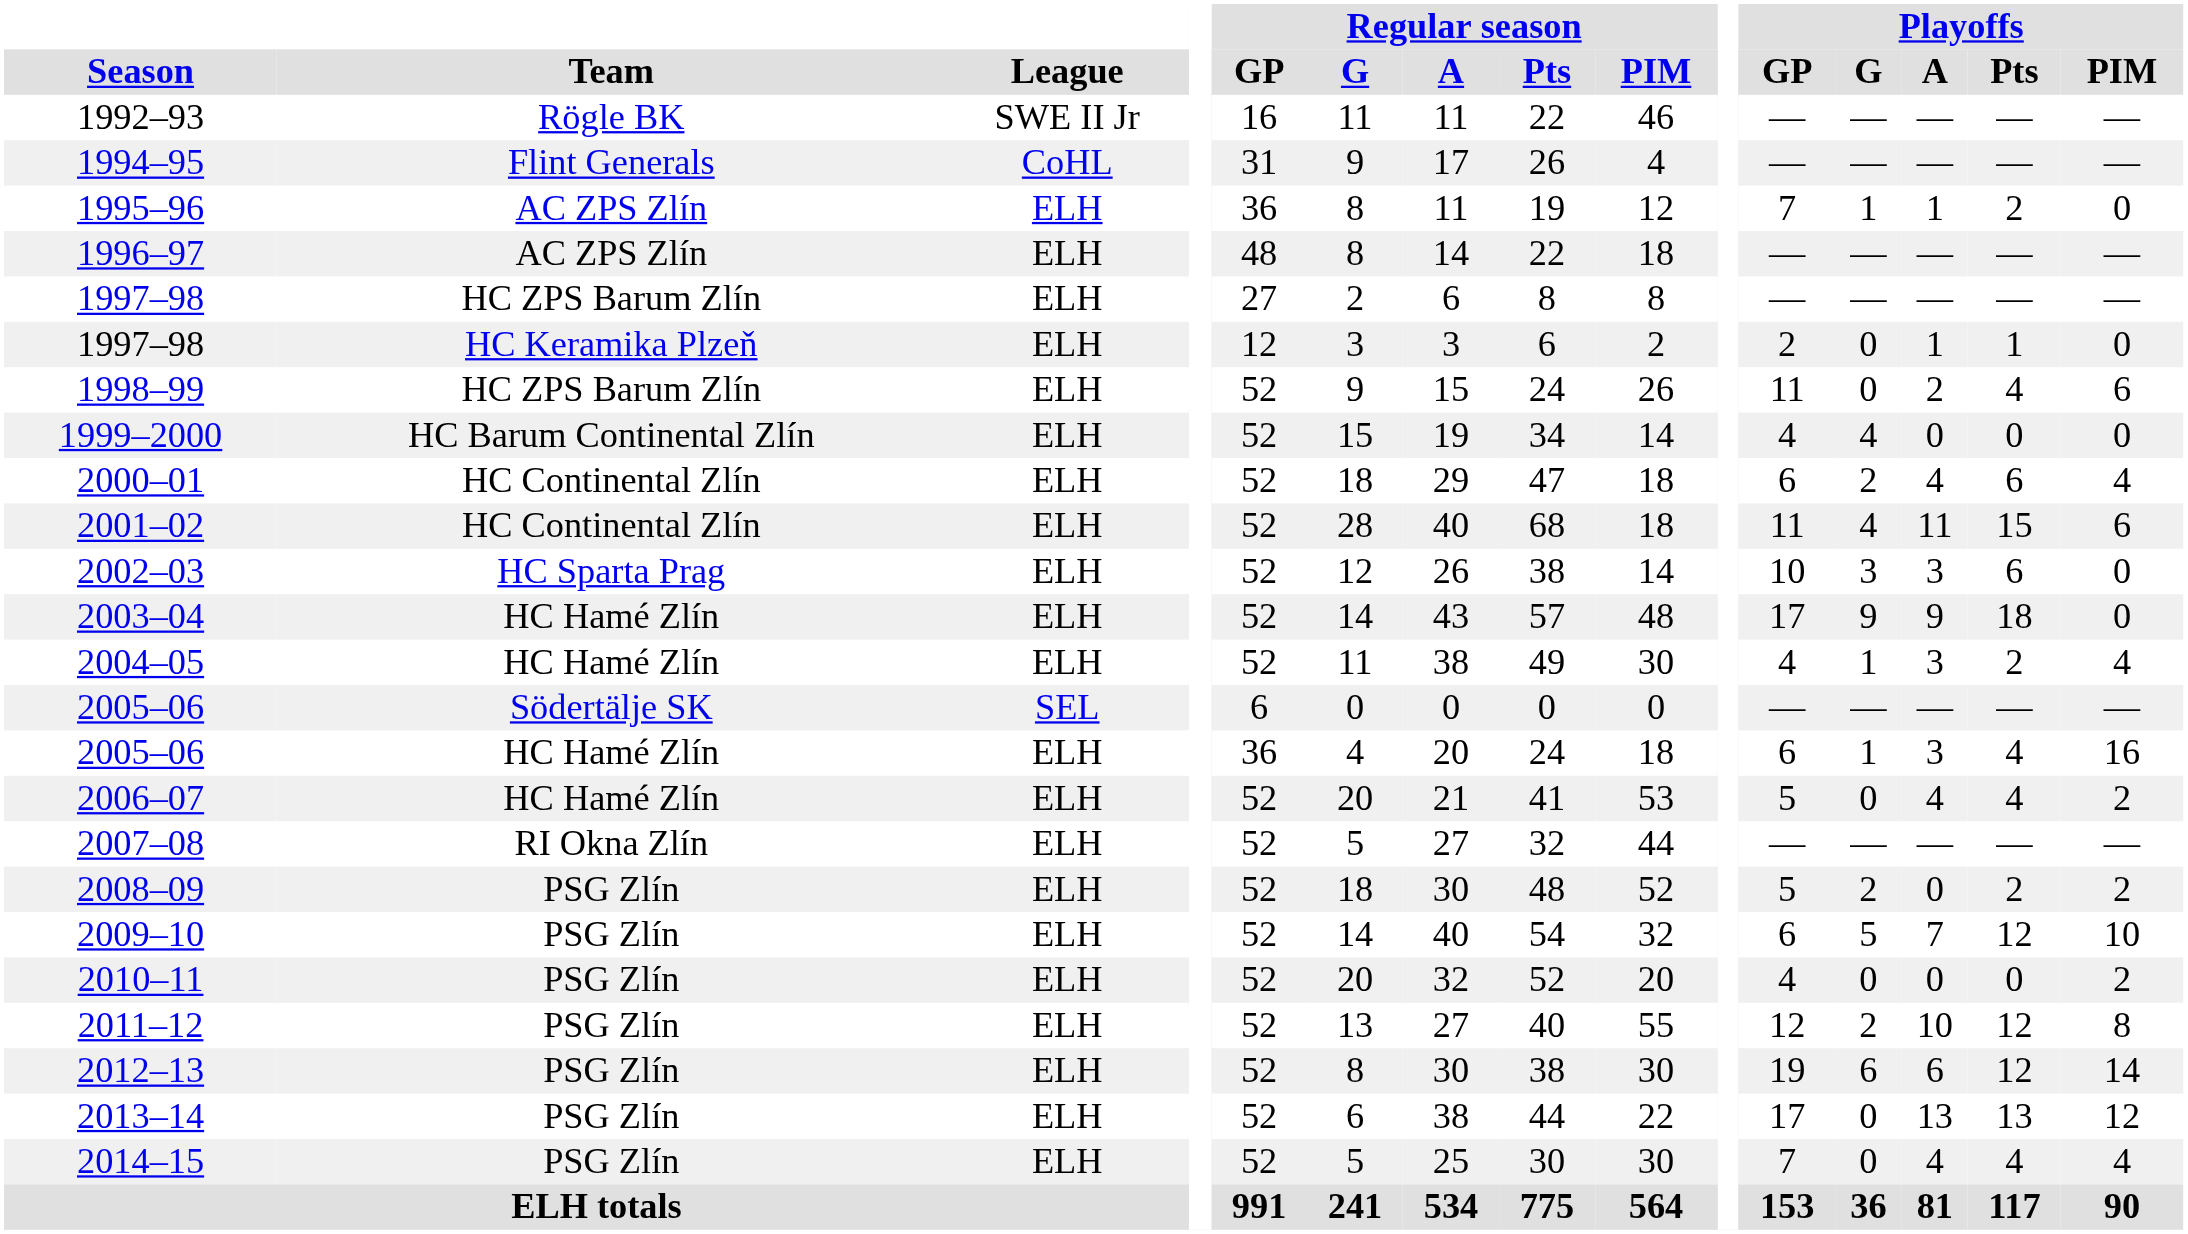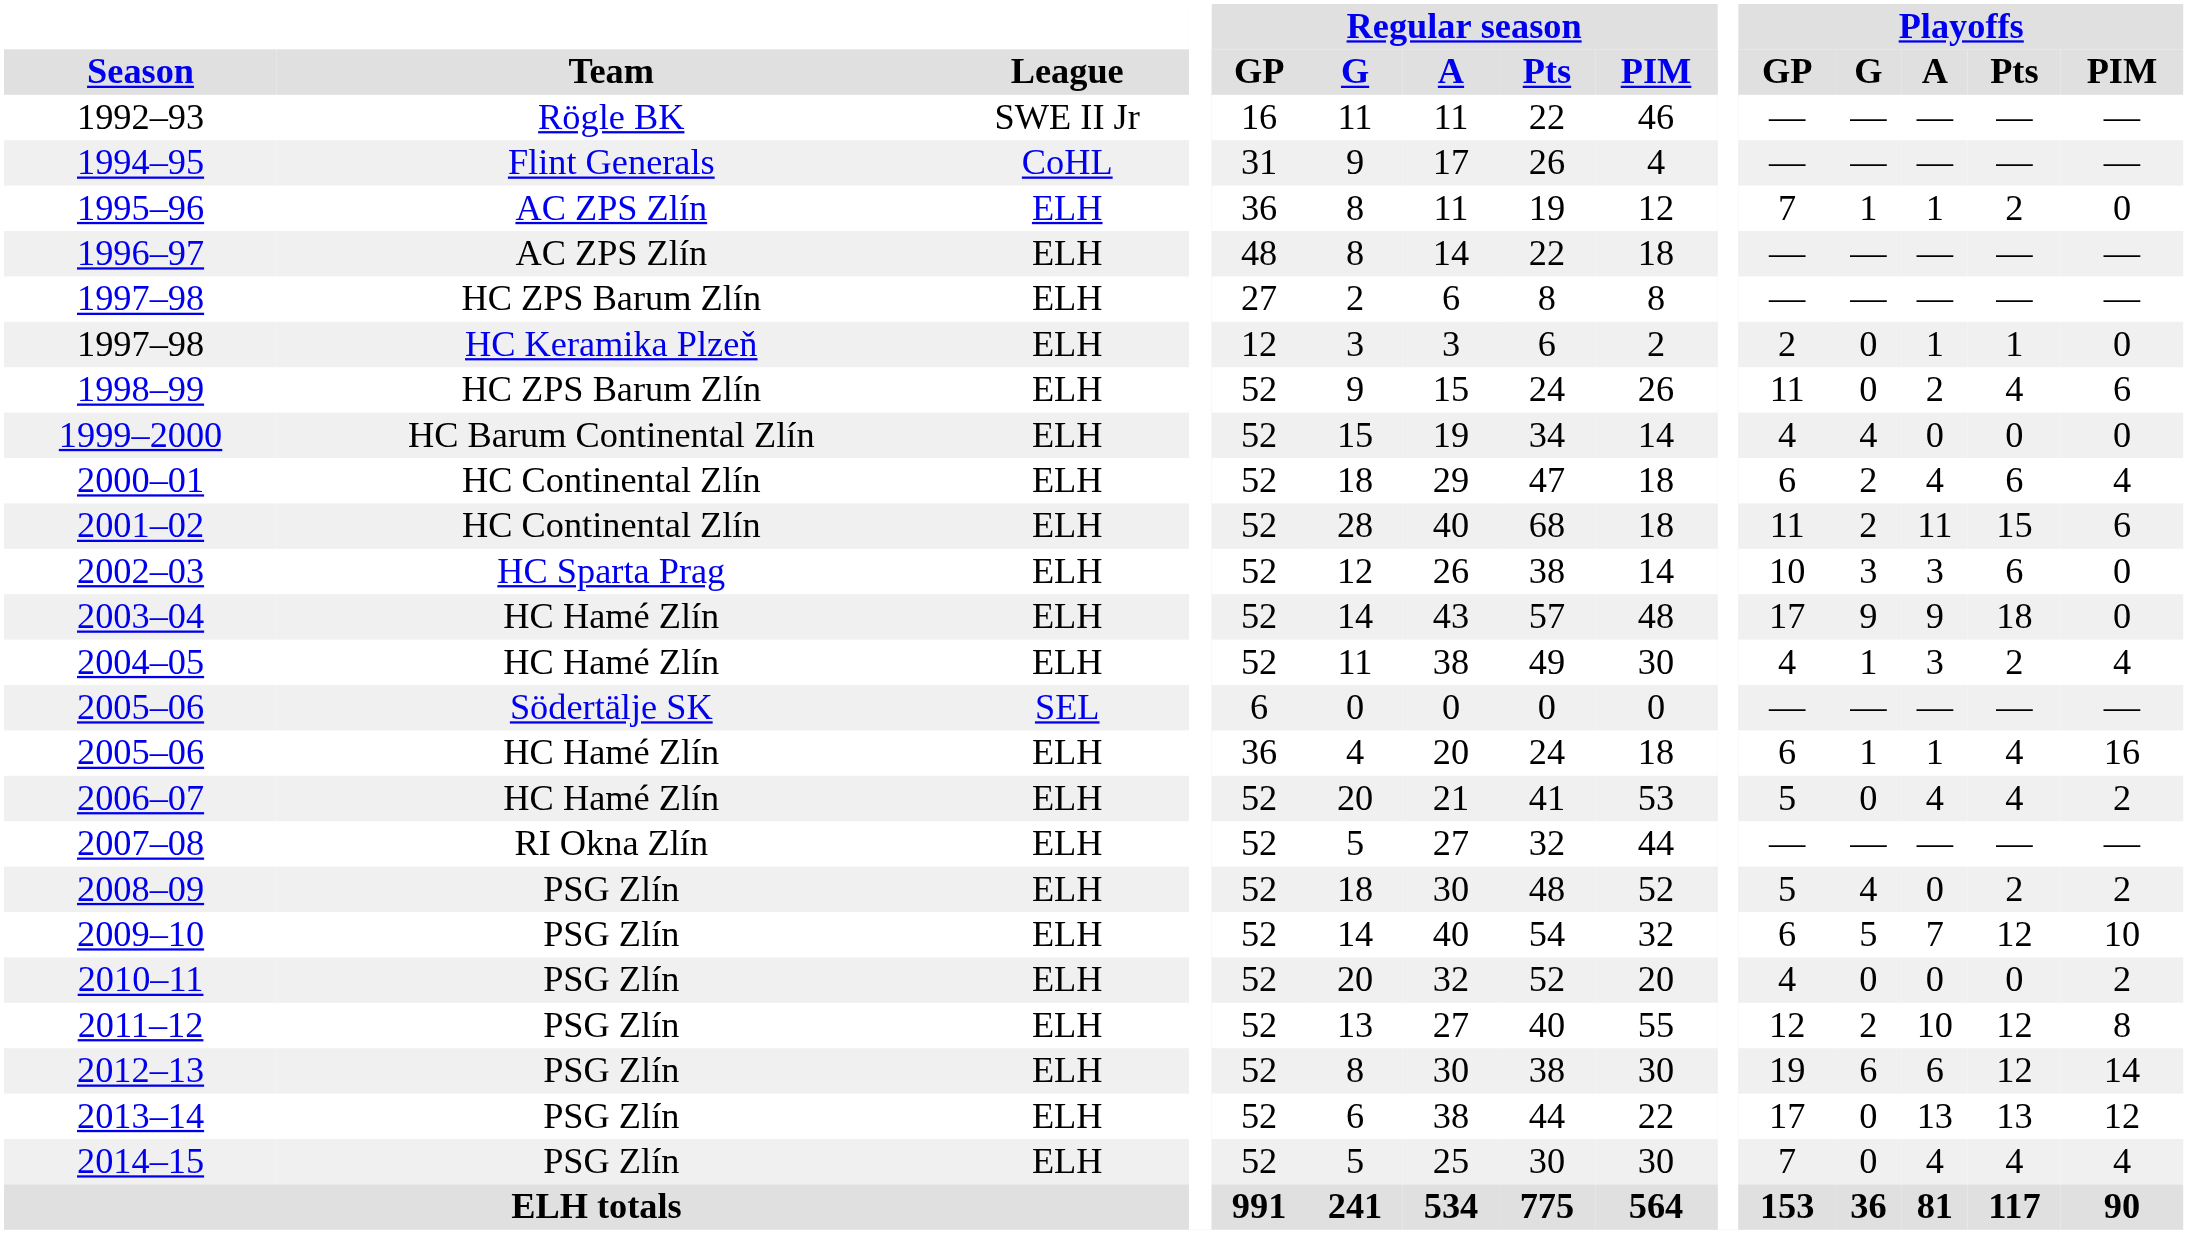(1868, 525) 4 -> (1868, 525) 2
(1935, 752) 3 -> (1935, 752) 1
(1868, 888) 2 -> (1868, 888) 4
